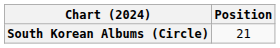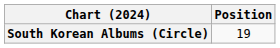(243, 34) 21 -> (243, 34) 19
